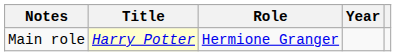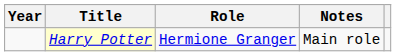columns swapped: (363, 16) <-> (47, 16)
